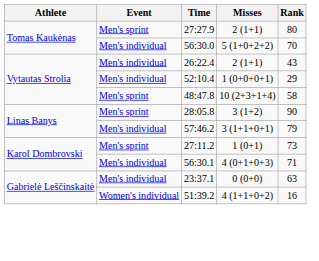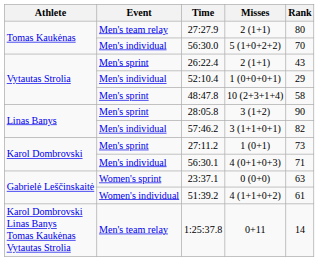(124, 29) Men's sprint -> (133, 29) Men's team relay
(133, 63) Men's individual -> (124, 63) Men's sprint
(292, 129) 79 -> (300, 129) 82
(133, 179) Men's individual -> (130, 179) Women's sprint
(292, 196) 16 -> (300, 196) 61
+ row: (203, 230)
